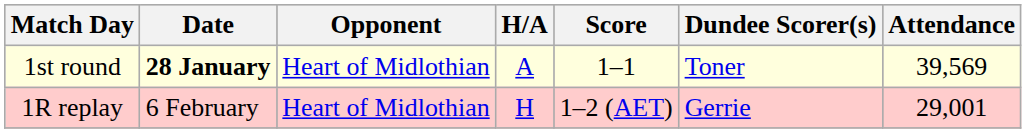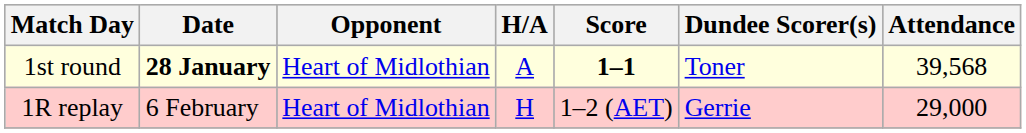(616, 66) normal -> (616, 66) bold
(952, 66) 39,569 -> (952, 66) 39,568
(952, 107) 29,001 -> (952, 107) 29,000
